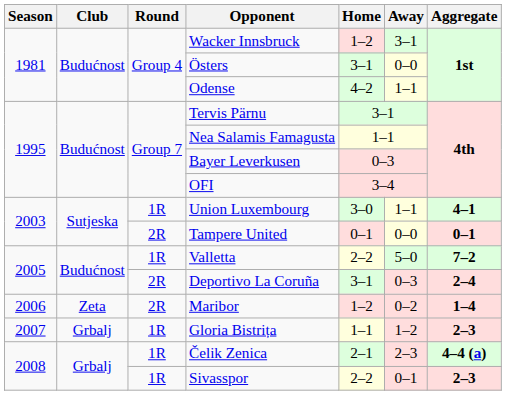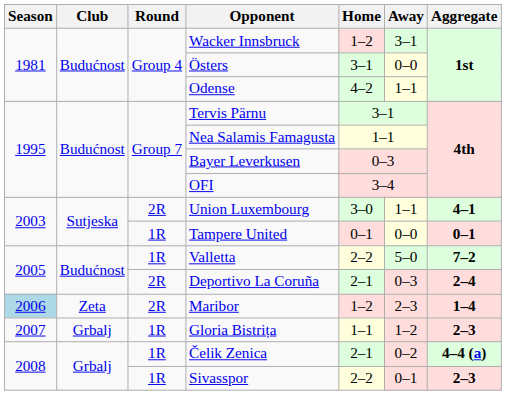(157, 209) 1R -> (157, 209) 2R
(157, 233) 2R -> (157, 233) 1R
(362, 281) 3–1 -> (362, 281) 2–1
(30, 305) no background -> (30, 305) lightblue background
(406, 305) 0–2 -> (406, 305) 2–3
(406, 354) 2–3 -> (406, 354) 0–2
